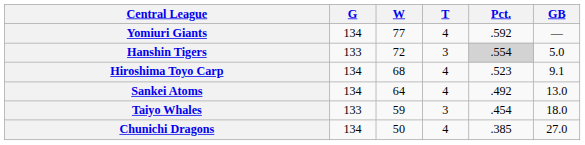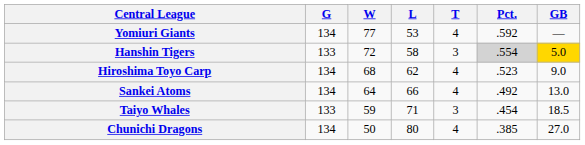+ column: (412, 14)
(557, 52) no background -> (559, 52) gold background
(557, 71) 9.1 -> (559, 71) 9.0
(557, 110) 18.0 -> (559, 110) 18.5
